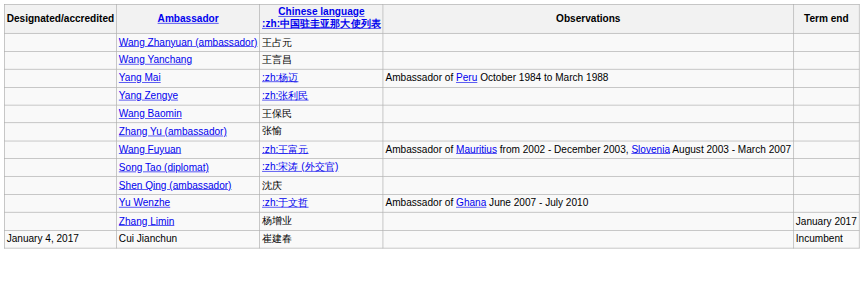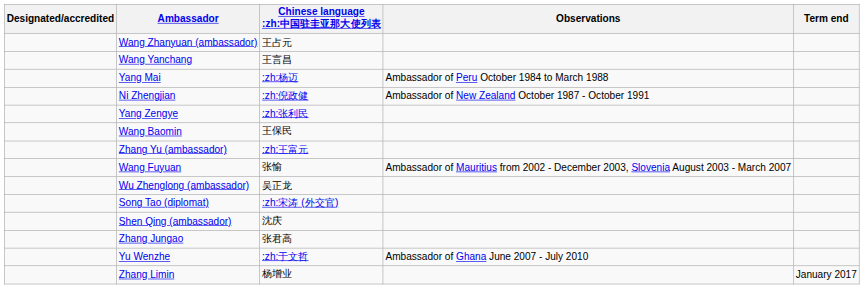+ row: (147, 96)
(272, 131) 张愉 -> (285, 149) :zh:王富元
(285, 149) :zh:王富元 -> (272, 167) 张愉
+ row: (184, 185)
+ row: (151, 239)
- row: (148, 239)
